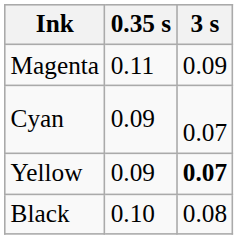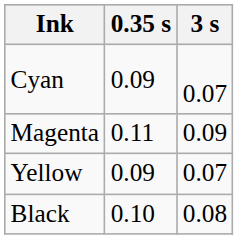rows swapped: (37, 118) <-> (55, 64)
(205, 173) bold -> (205, 173) normal
